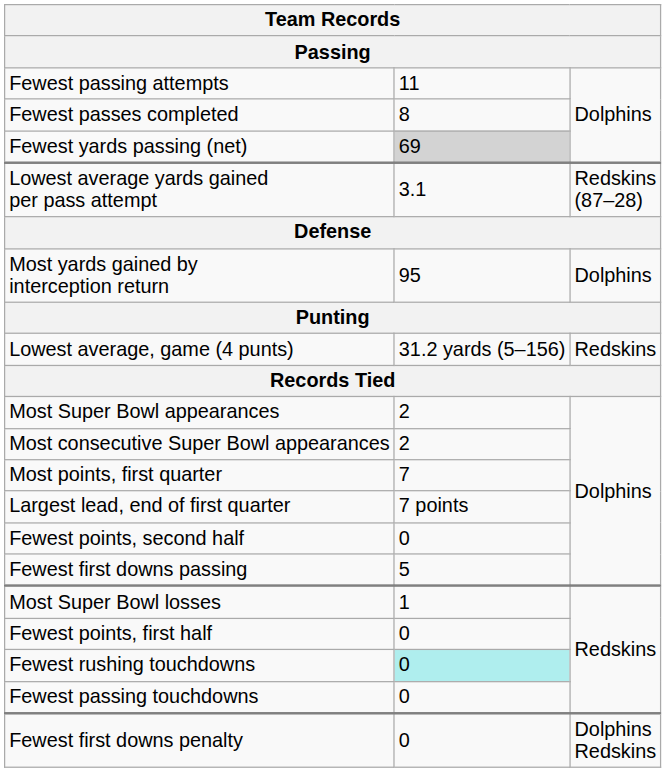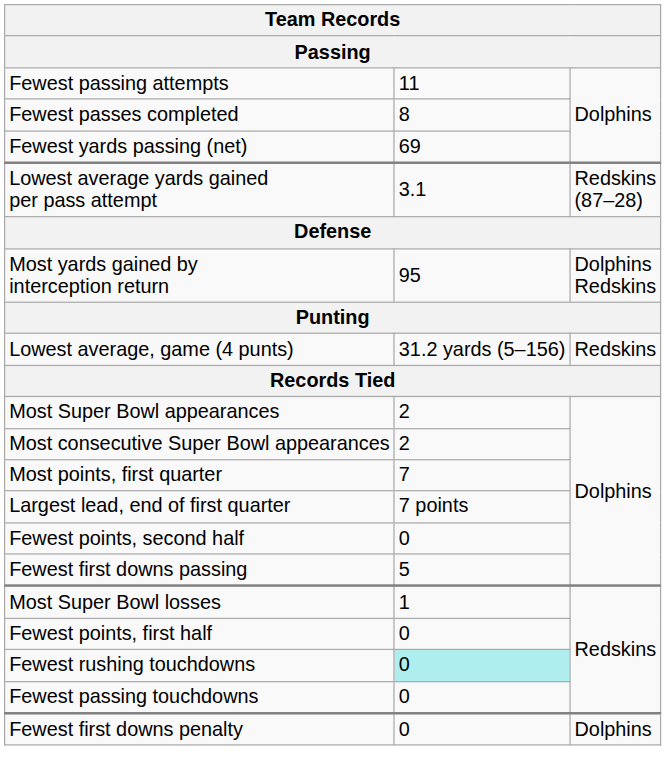(410, 146) lightgrey background -> (410, 146) no background
(613, 275) Dolphins -> (615, 275) Dolphins Redskins
(615, 740) Dolphins Redskins -> (613, 729) Dolphins
